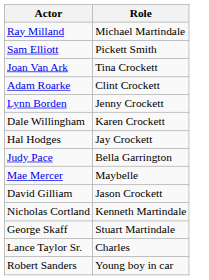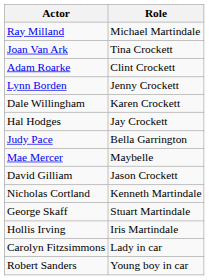- row: (33, 49)
+ row: (36, 229)
- row: (44, 247)
+ row: (56, 247)
